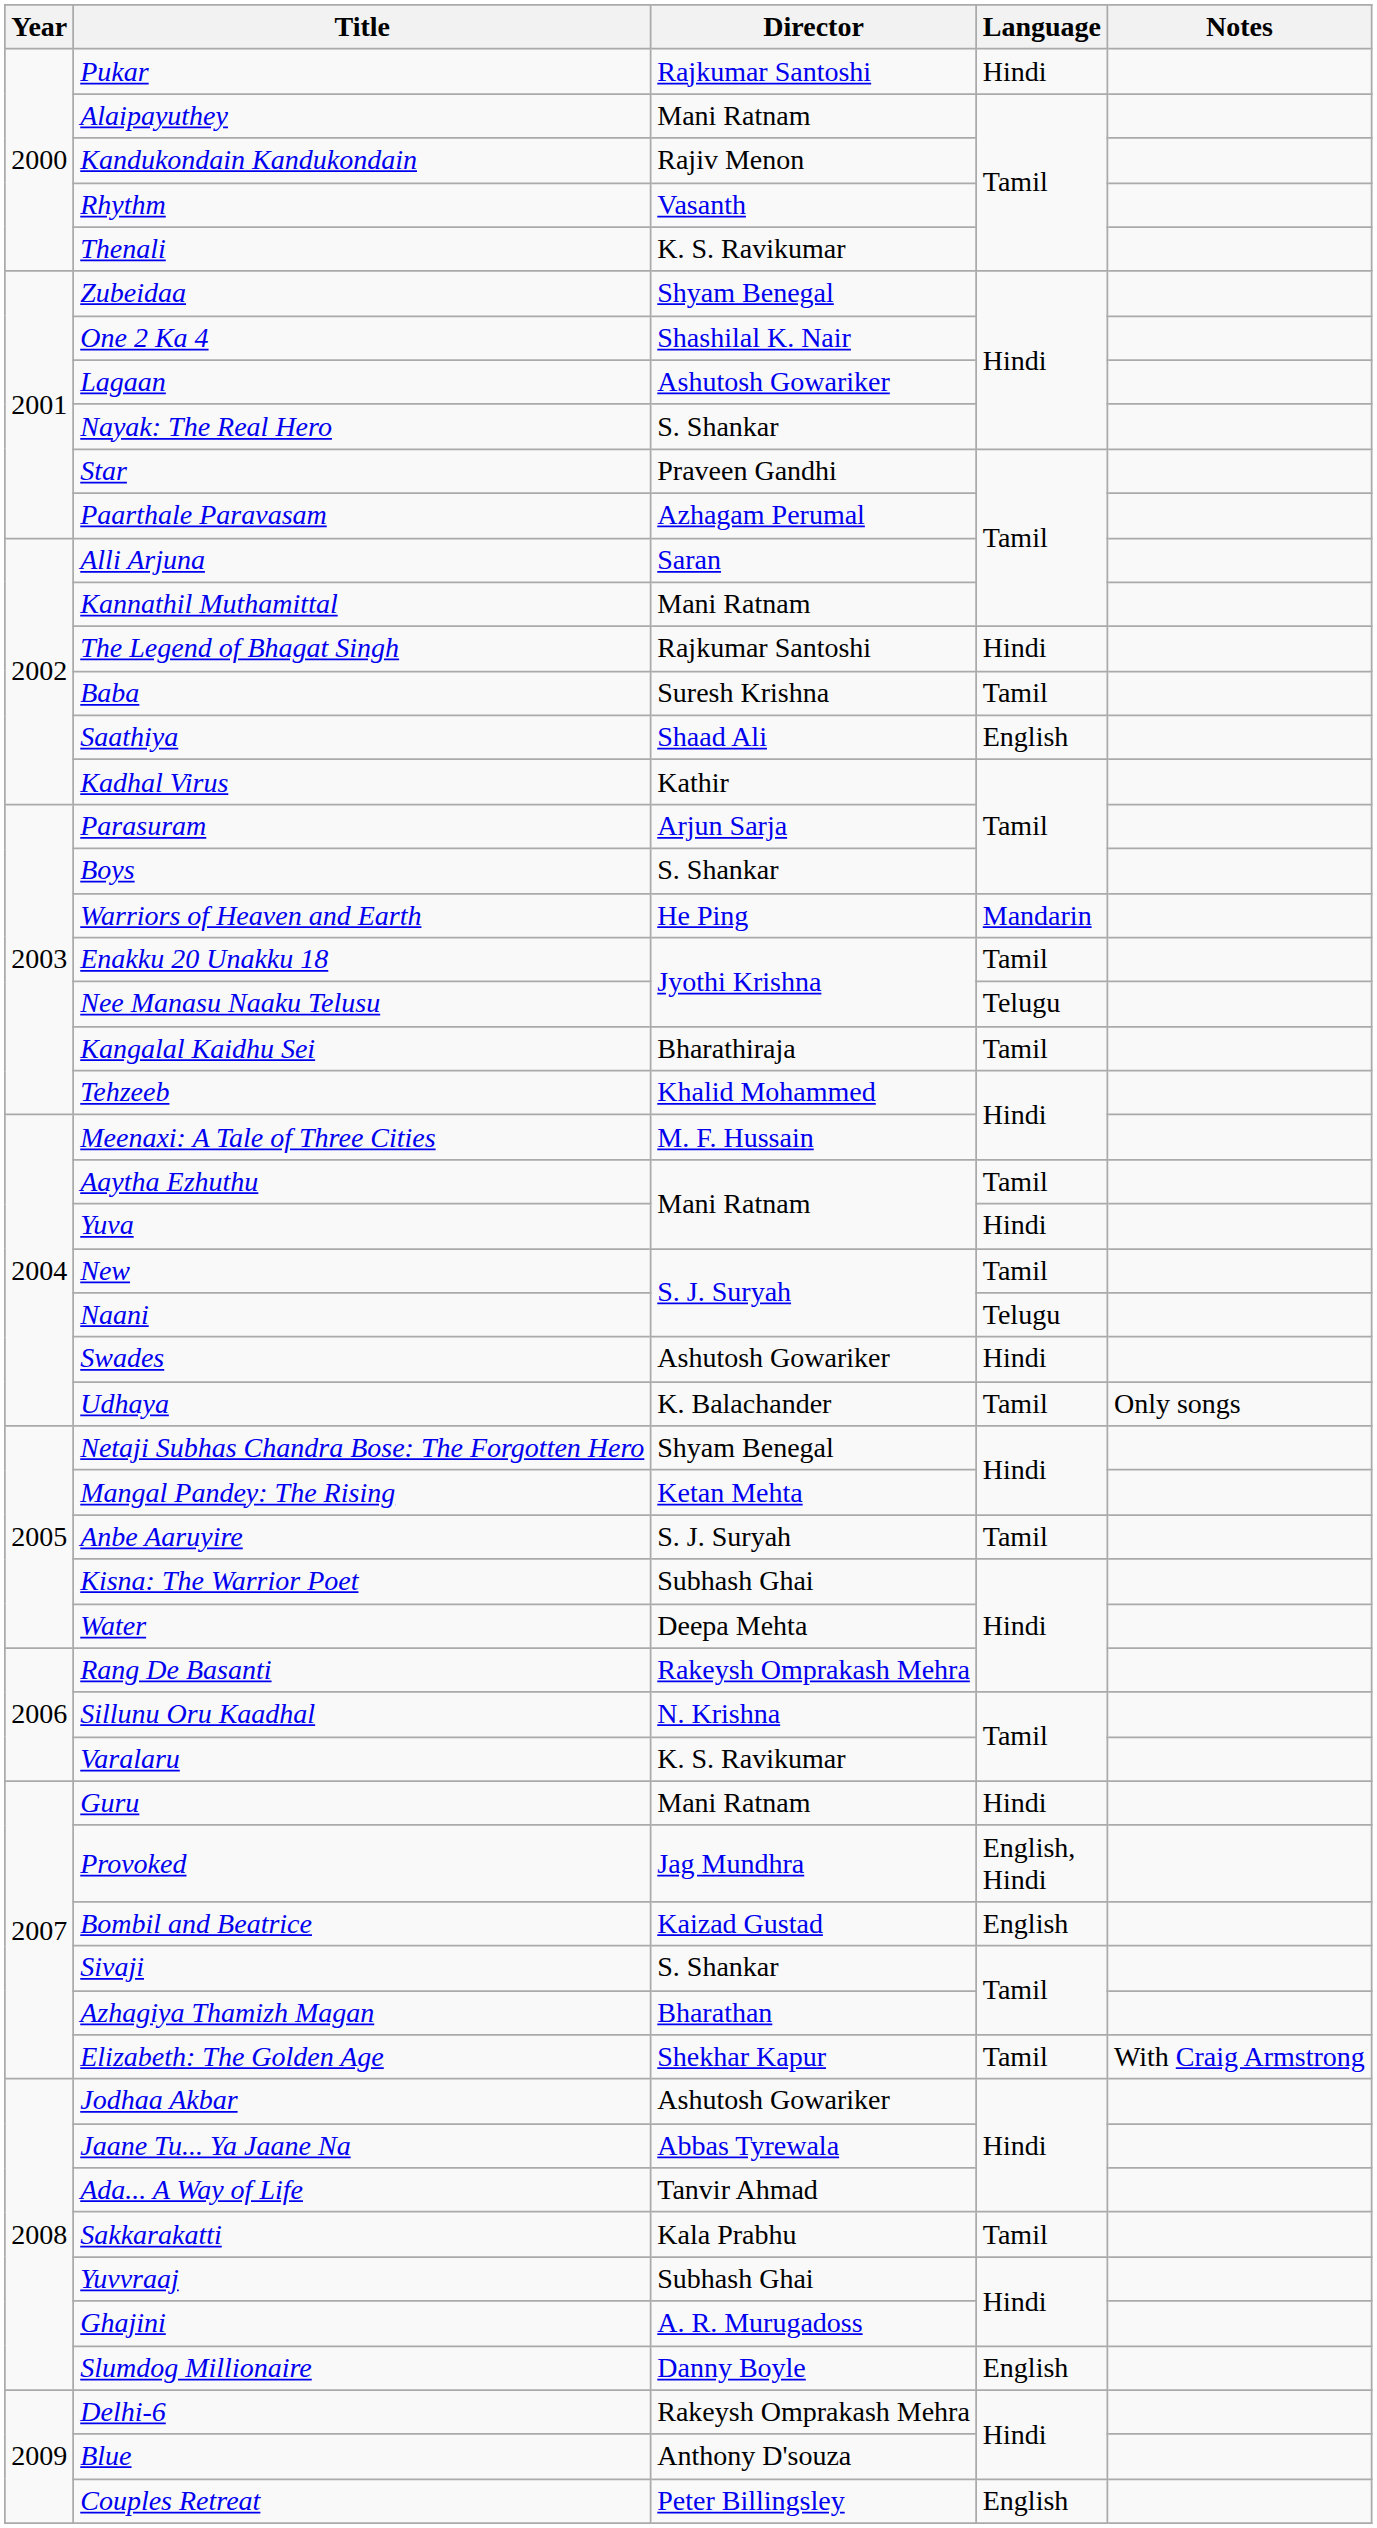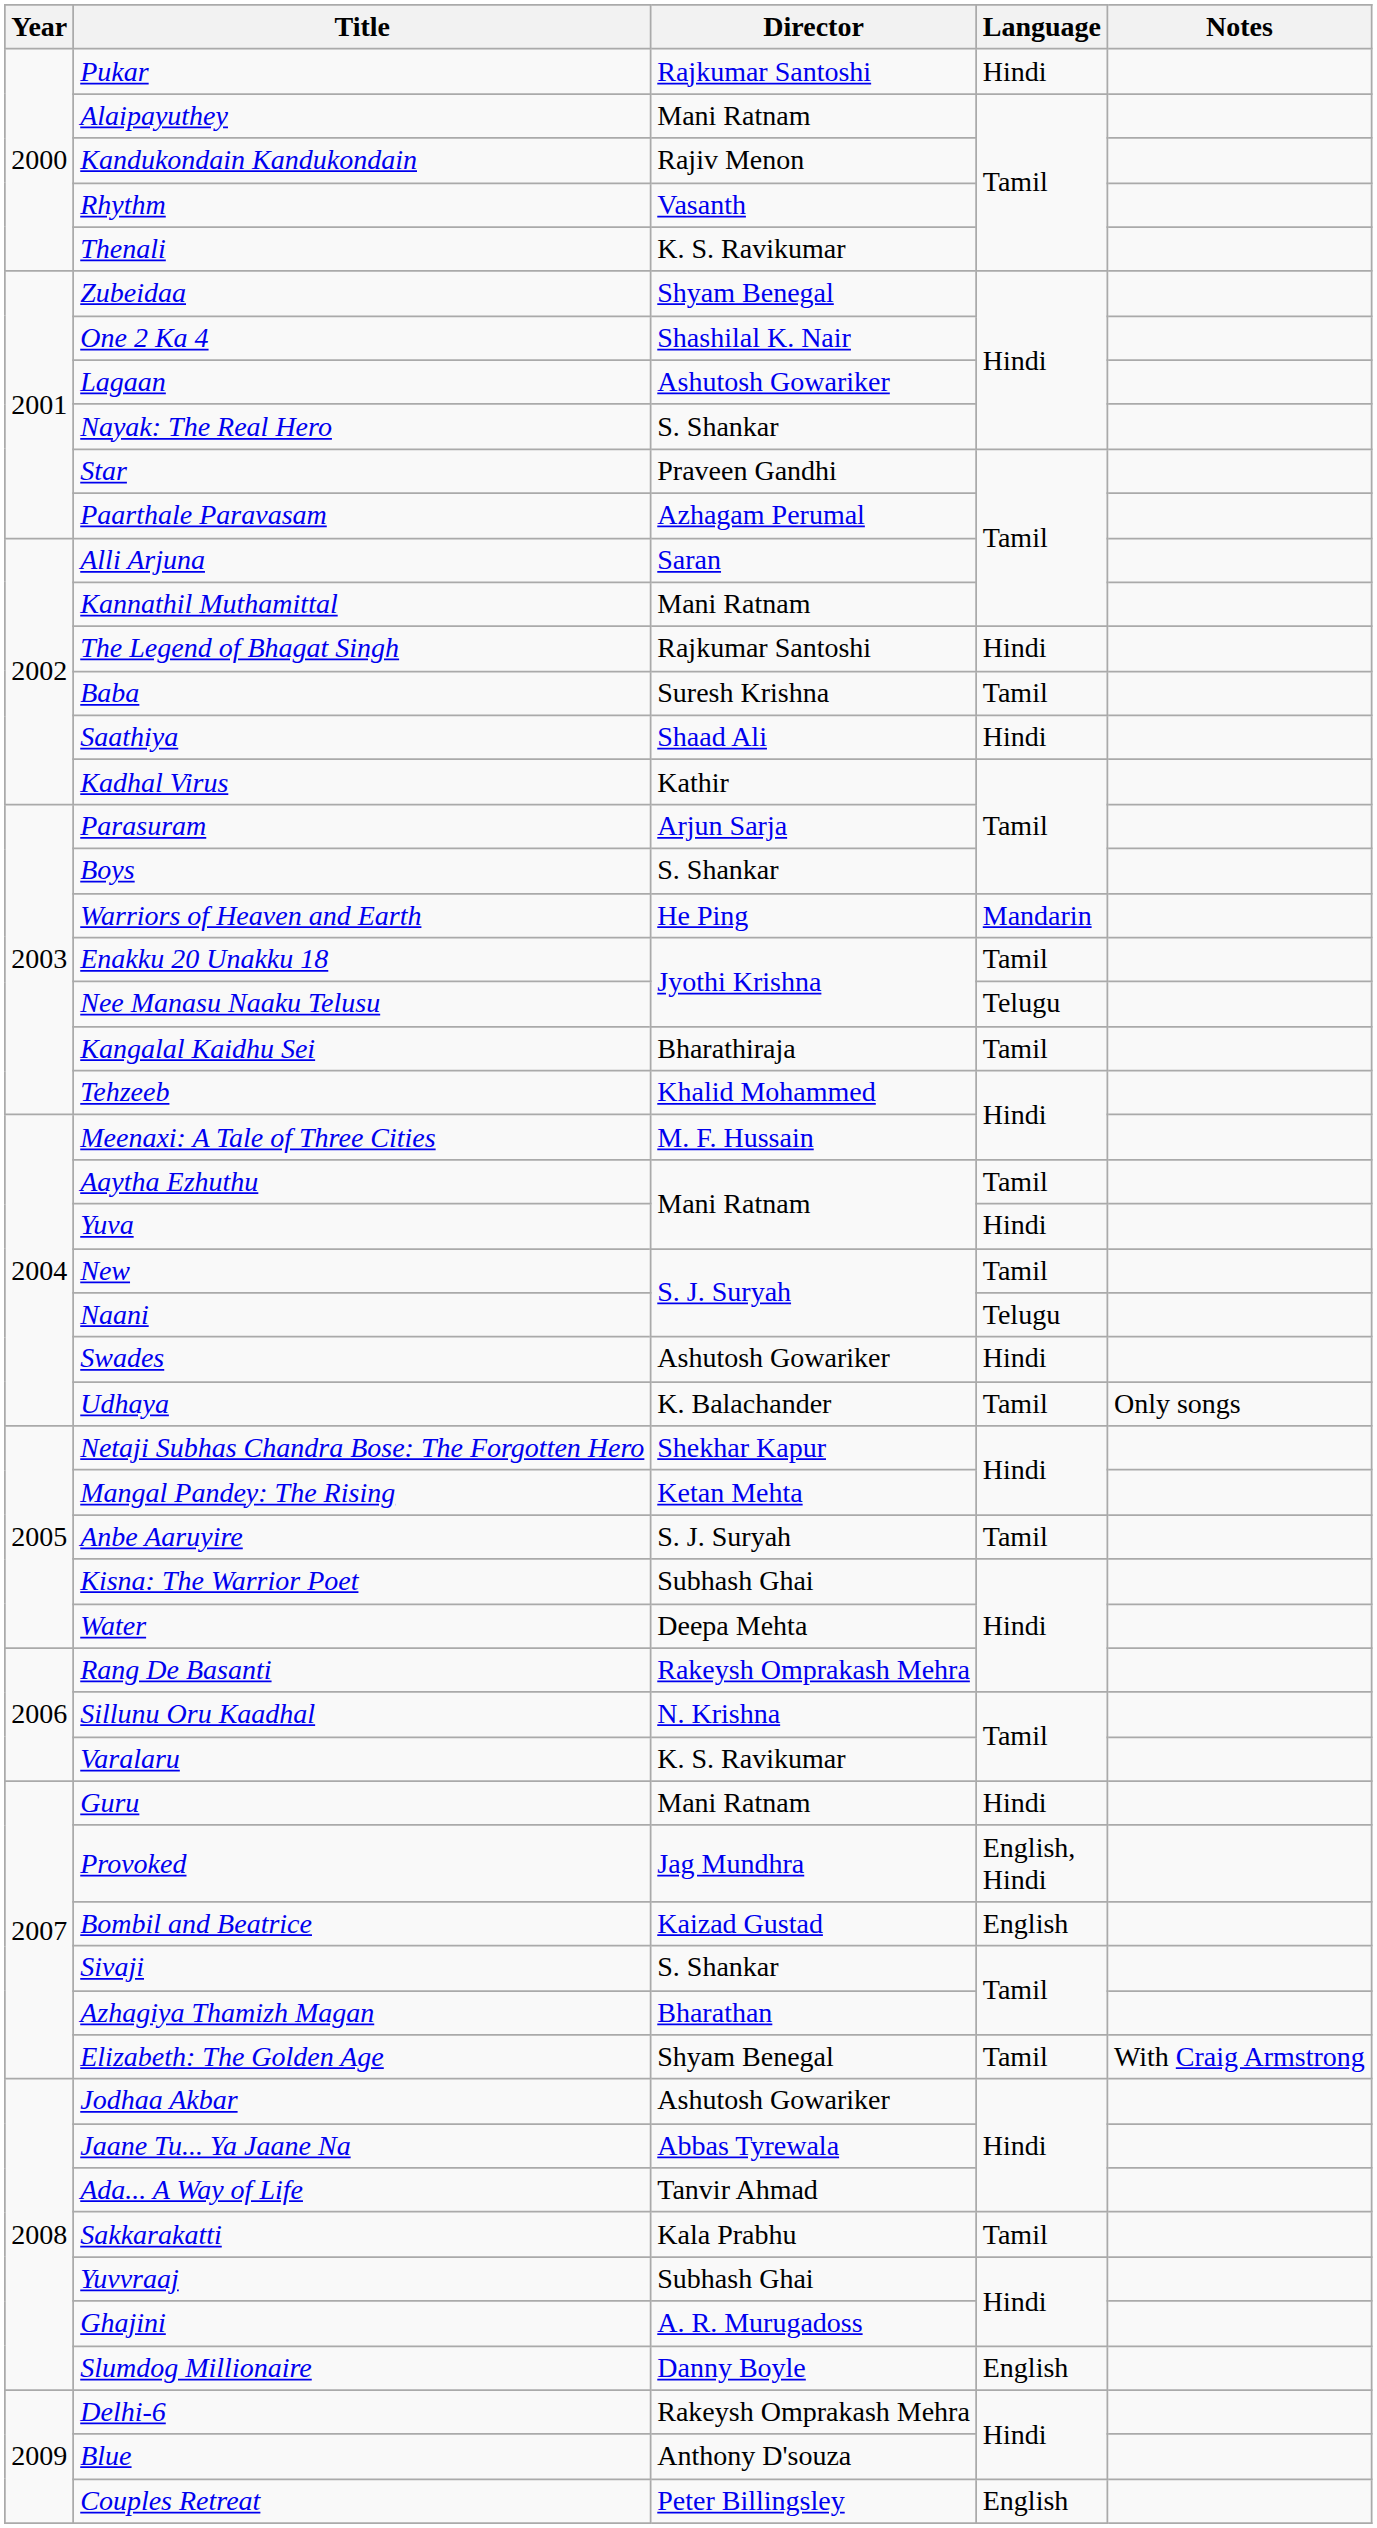(1026, 737) English -> (1015, 737) Hindi
(746, 1447) Shyam Benegal -> (742, 1447) Shekhar Kapur
(742, 2056) Shekhar Kapur -> (746, 2056) Shyam Benegal
